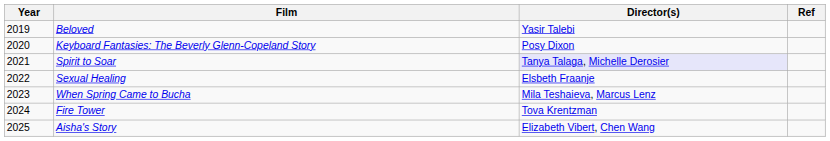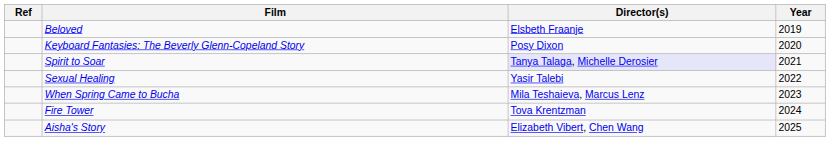columns swapped: (29, 12) <-> (806, 12)
(548, 29) Yasir Talebi -> (547, 29) Elsbeth Fraanje
(558, 78) Elsbeth Fraanje -> (537, 78) Yasir Talebi
